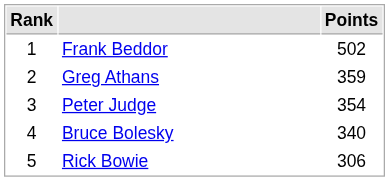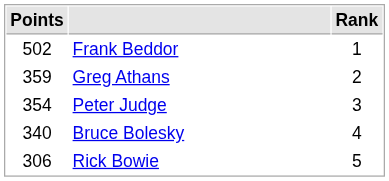columns swapped: (32, 20) <-> (352, 20)
